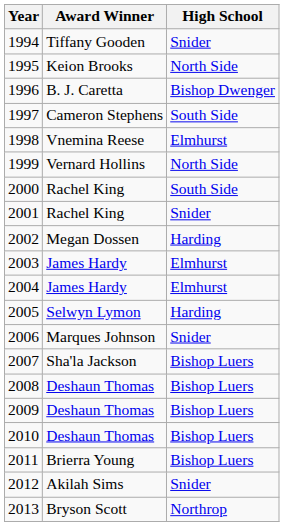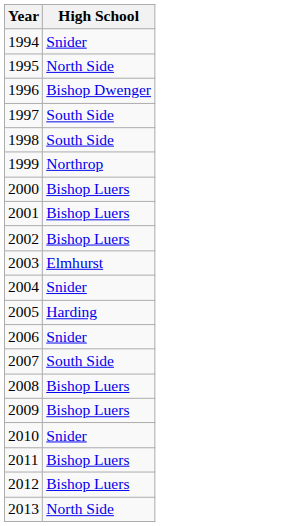- column: (105, 16)
(199, 139) Elmhurst -> (80, 139) South Side
(204, 164) North Side -> (75, 164) Northrop
(204, 189) South Side -> (88, 189) Bishop Luers
(190, 213) Snider -> (88, 213) Bishop Luers
(196, 238) Harding -> (88, 238) Bishop Luers
(199, 287) Elmhurst -> (67, 287) Snider
(212, 361) Bishop Luers -> (80, 361) South Side
(212, 435) Bishop Luers -> (67, 435) Snider
(190, 484) Snider -> (88, 484) Bishop Luers
(199, 509) Northrop -> (80, 509) North Side
